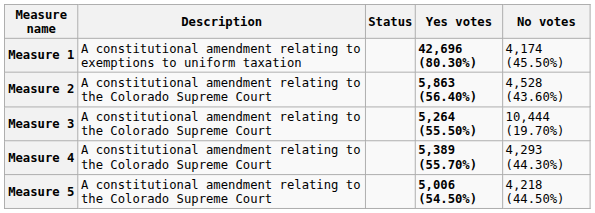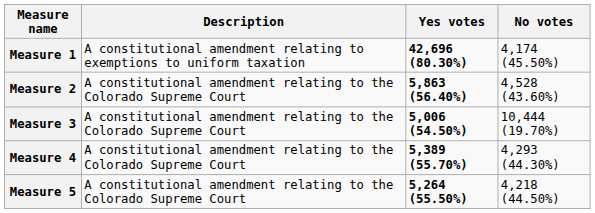- column: (390, 21)
(448, 124) 5,264 (55.50%) -> (438, 124) 5,006 (54.50%)
(448, 192) 5,006 (54.50%) -> (438, 192) 5,264 (55.50%)
